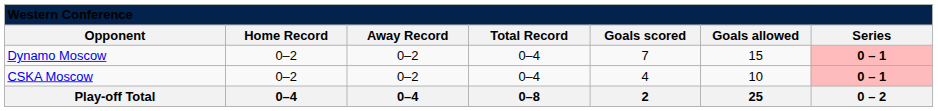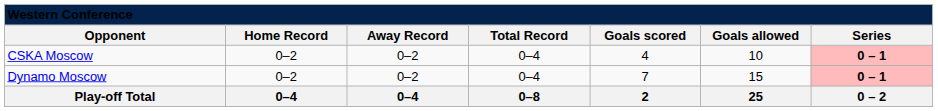rows swapped: (57, 56) <-> (50, 76)
